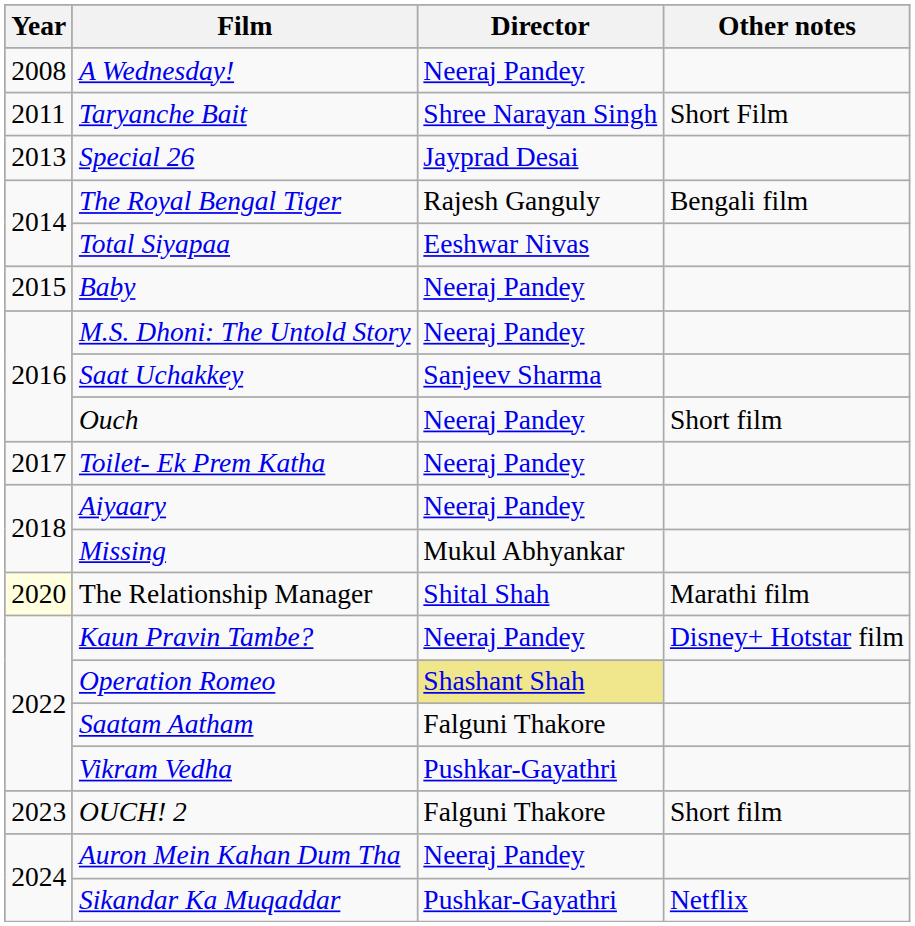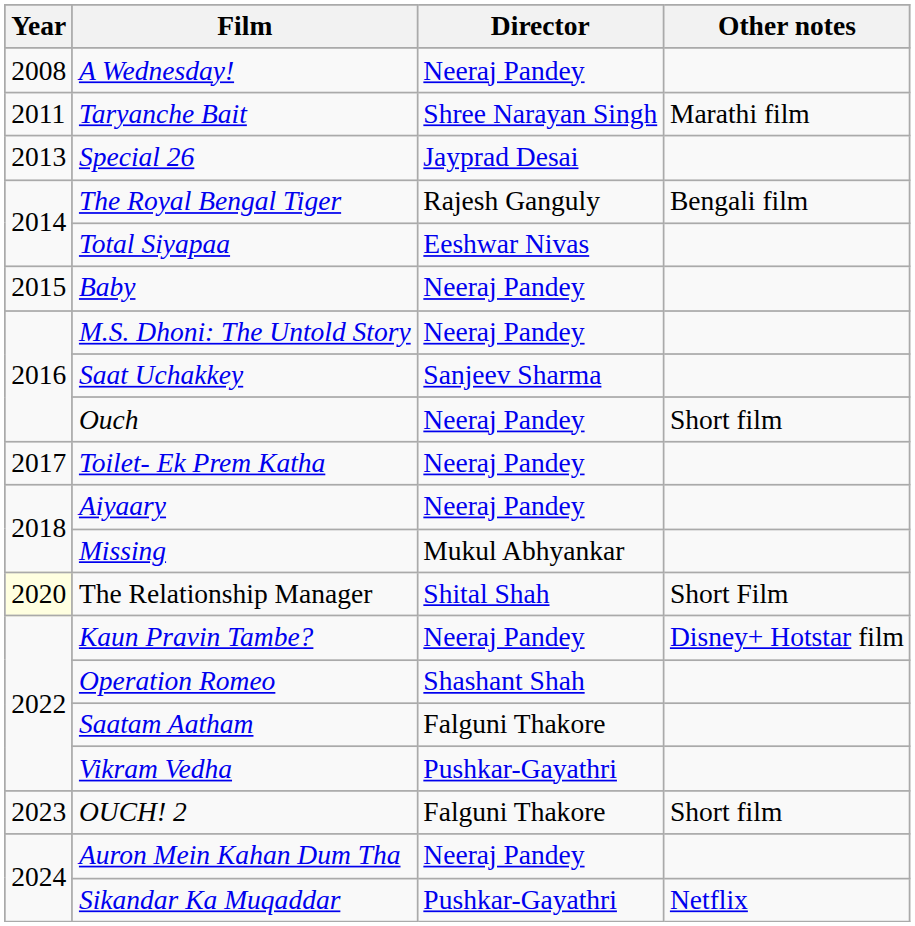(729, 113) Short Film -> (740, 113) Marathi film
(740, 593) Marathi film -> (729, 593) Short Film
(504, 680) khaki background -> (504, 680) no background
